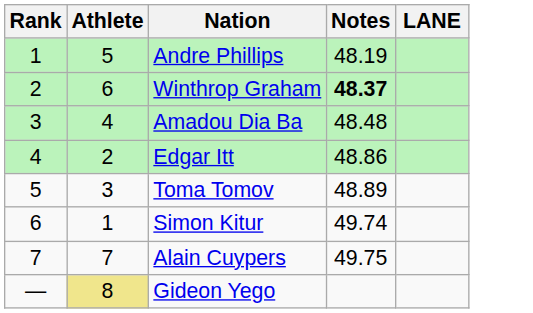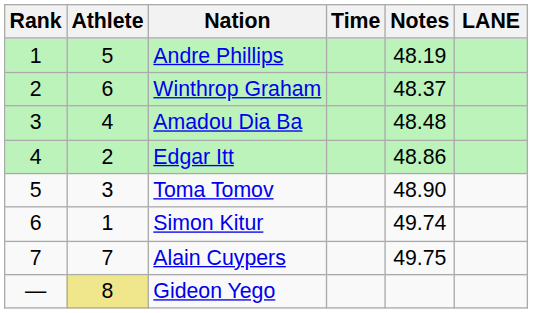+ column: (356, 21)
(361, 88) bold -> (420, 88) normal
(361, 190) 48.89 -> (420, 190) 48.90
